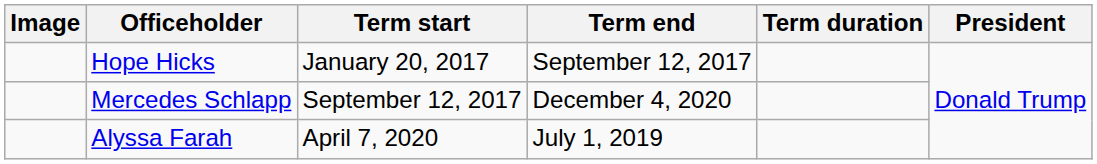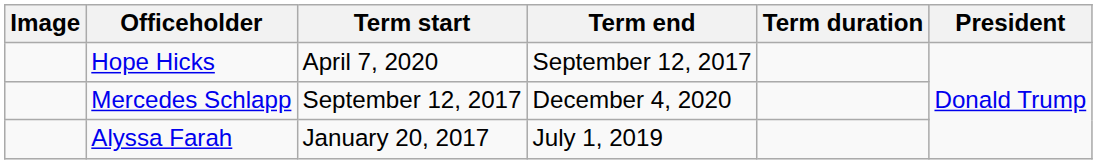(396, 61) January 20, 2017 -> (370, 61) April 7, 2020
(370, 138) April 7, 2020 -> (396, 138) January 20, 2017
